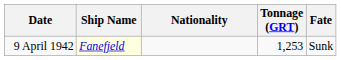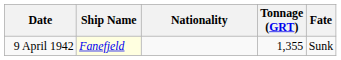(290, 45) 1,253 -> (290, 45) 1,355
